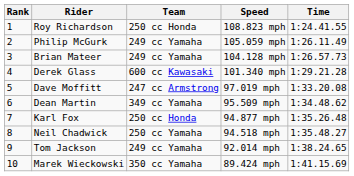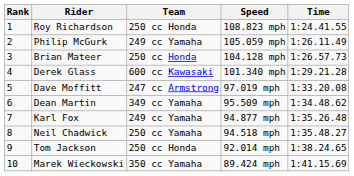(165, 58) 249 cc Yamaha -> (163, 58) 250 cc Honda
(163, 118) 250 cc Honda -> (165, 118) 249 cc Yamaha
(165, 149) 249 cc Yamaha -> (163, 149) 250 cc Honda
